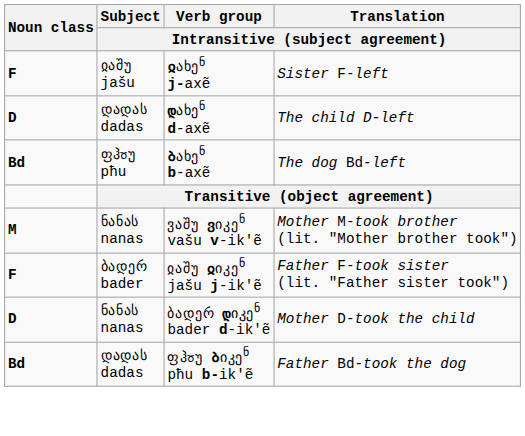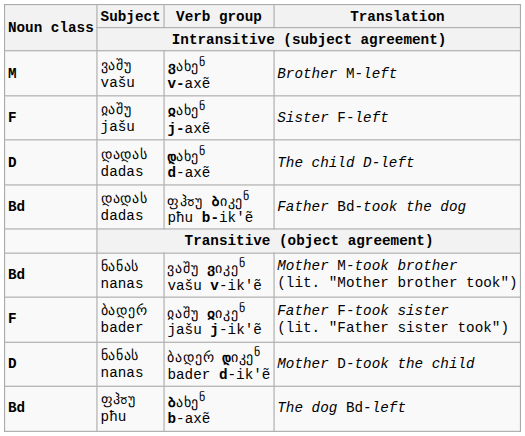+ row: (189, 74)
rows swapped: (189, 163) <-> (210, 365)
(12, 230) M -> (17, 275) Bd
